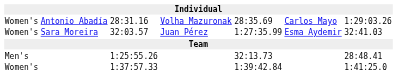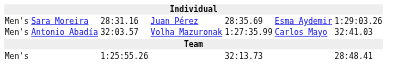(22, 21) Women's -> (17, 21) Men's
(74, 21) Antonio Abadía -> (60, 21) Sara Moreira
(196, 21) Volha Mazuronak -> (174, 21) Juan Pérez
(311, 21) Carlos Mayo -> (304, 21) Esma Aydemir
(22, 33) Women's -> (17, 33) Men's
(69, 33) Sara Moreira -> (65, 33) Antonio Abadía
(184, 33) Juan Pérez -> (186, 33) Volha Mazuronak
(313, 33) Esma Aydemir -> (301, 33) Carlos Mayo
- row: (134, 67)
